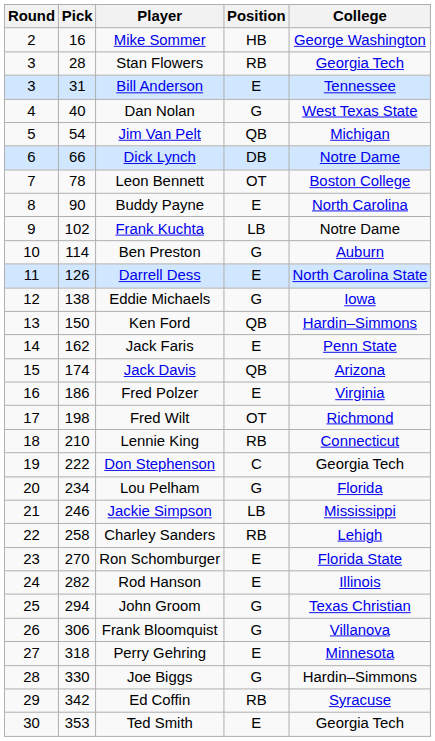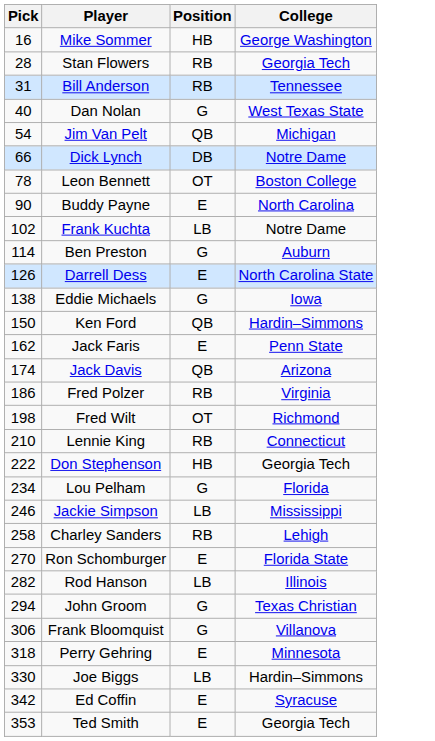- column: (31, 16)
(256, 87) E -> (202, 87) RB
(256, 393) E -> (202, 393) RB
(256, 464) C -> (202, 464) HB
(256, 582) E -> (202, 582) LB
(256, 677) G -> (202, 677) LB
(256, 700) RB -> (202, 700) E
